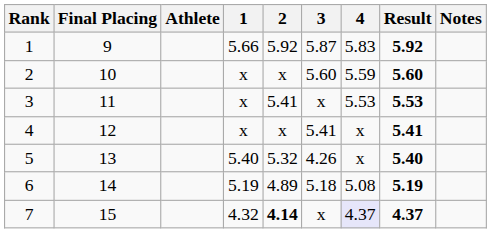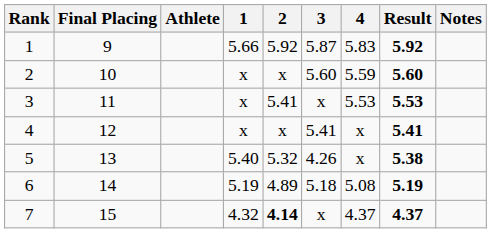(408, 158) 5.40 -> (408, 158) 5.38
(360, 213) lavender background -> (360, 213) no background
